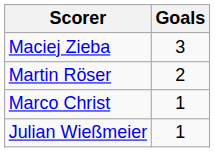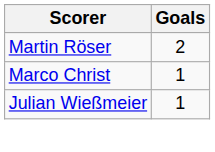- row: (59, 47)
